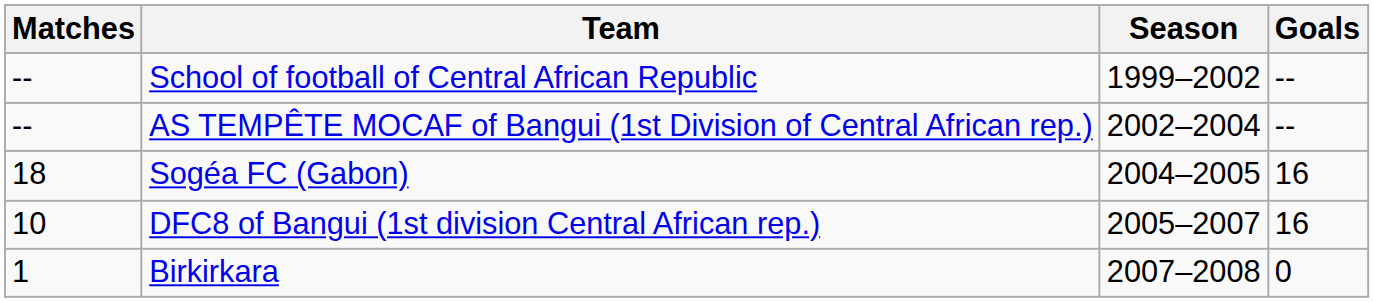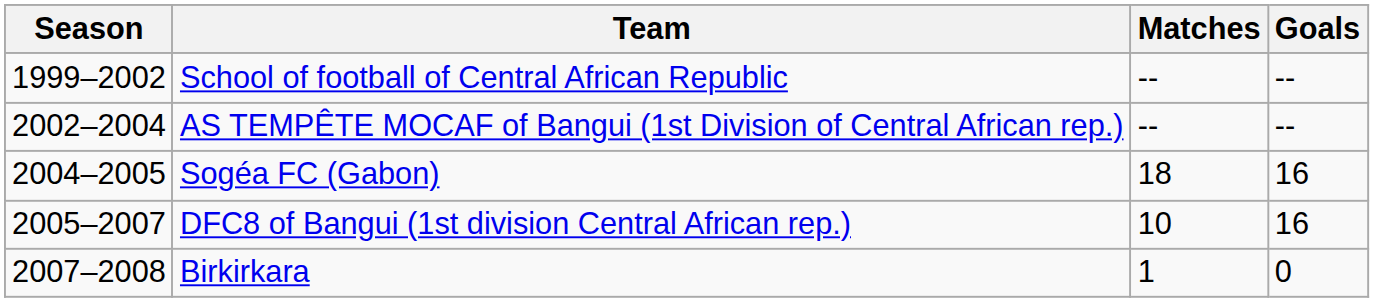columns swapped: (1184, 28) <-> (74, 28)
